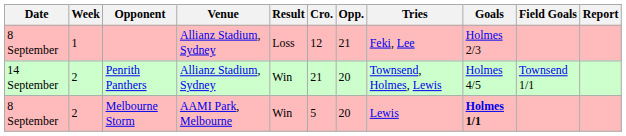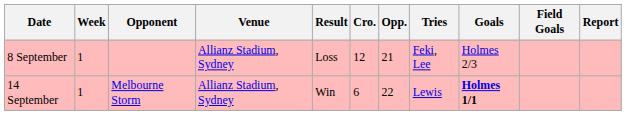- row: (126, 78)
(33, 113) 8 September -> (33, 93) 14 September
(74, 113) 2 -> (80, 93) 1
(210, 113) AAMI Park, Melbourne -> (238, 93) Allianz Stadium, Sydney
(313, 113) 5 -> (356, 93) 6
(345, 113) 20 -> (388, 93) 22
